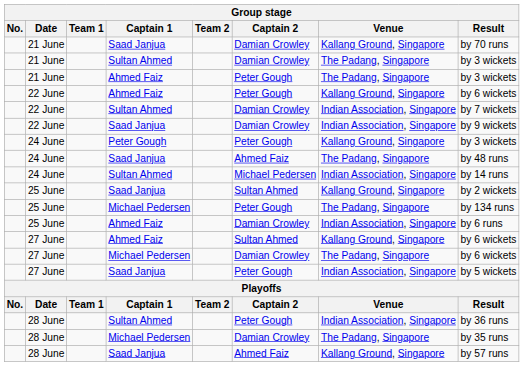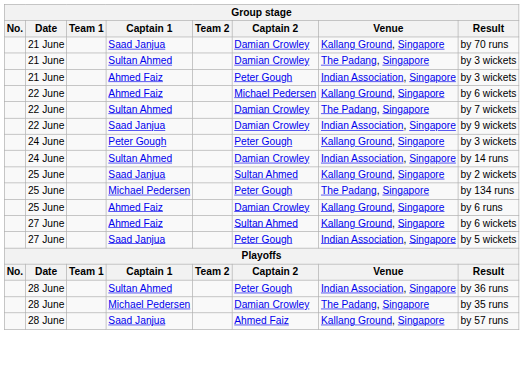(375, 77) The Padang, Singapore -> (388, 77) Indian Association, Singapore
(263, 93) Peter Gough -> (275, 93) Michael Pedersen
(388, 110) Indian Association, Singapore -> (375, 110) The Padang, Singapore
- row: (46, 158)
(275, 175) Michael Pedersen -> (272, 158) Damian Crowley
(388, 223) Indian Association, Singapore -> (383, 207) Kallang Ground, Singapore
- row: (46, 256)
